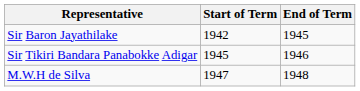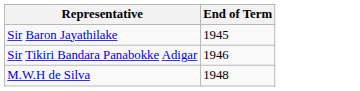- column: (240, 14)
